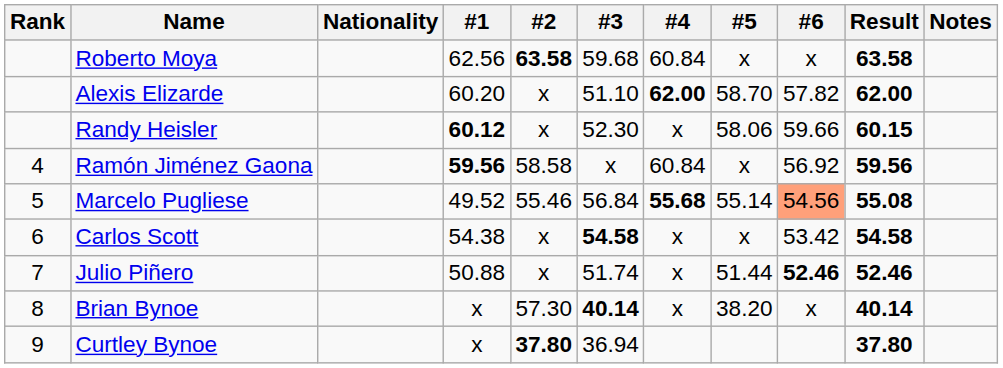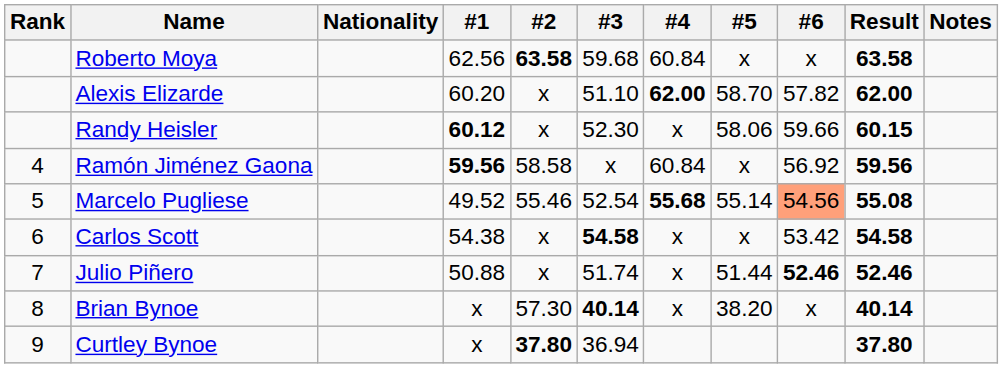(611, 201) 56.84 -> (611, 201) 52.54
